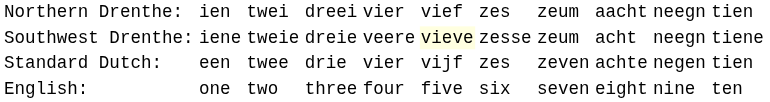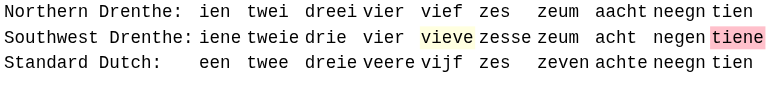(331, 38) dreie -> (326, 38) drie
(389, 38) veere -> (384, 38) vier
(679, 38) neegn -> (679, 38) negen
(737, 38) no background -> (737, 38) pink background
(326, 63) drie -> (331, 63) dreie
(384, 63) vier -> (389, 63) veere
(679, 63) negen -> (679, 63) neegn
- row: (46, 89)
